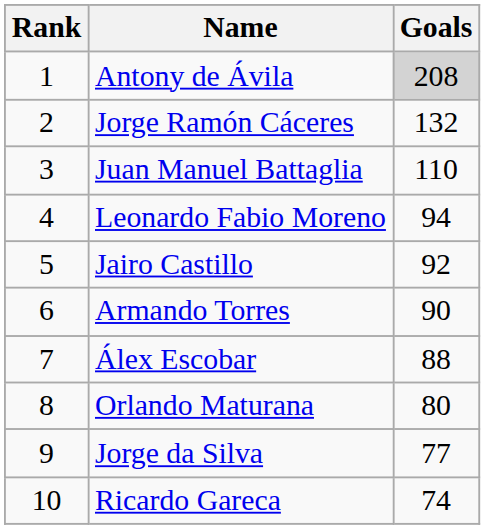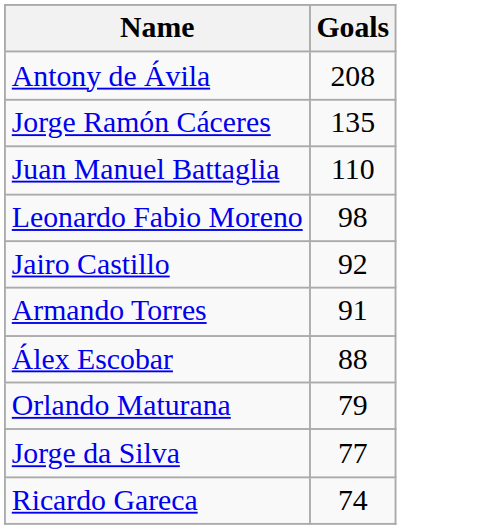- column: (47, 28)
(436, 75) lightgrey background -> (353, 75) no background
(436, 122) 132 -> (353, 122) 135
(436, 216) 94 -> (353, 216) 98
(436, 311) 90 -> (353, 311) 91
(436, 405) 80 -> (353, 405) 79
